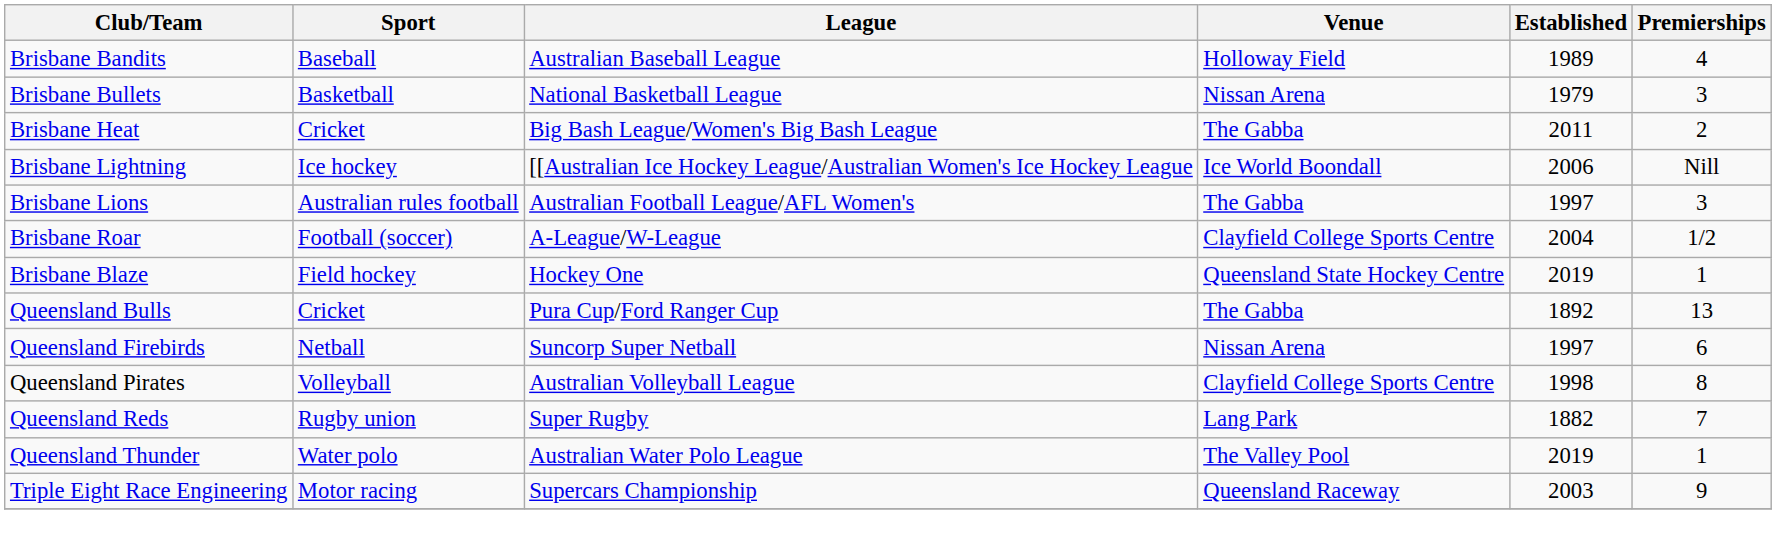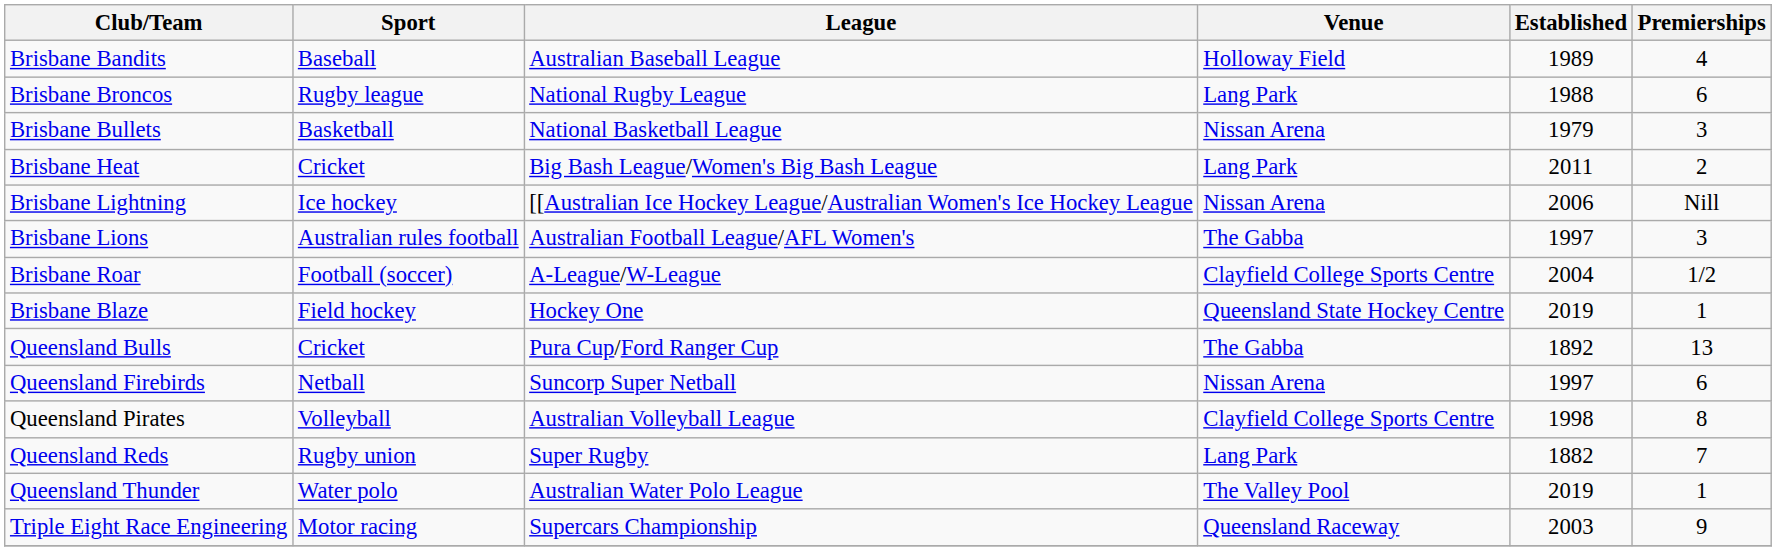+ row: (91, 94)
(1253, 130) The Gabba -> (1250, 166) Lang Park
(1292, 166) Ice World Boondall -> (1264, 202) Nissan Arena
